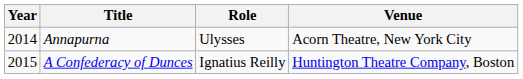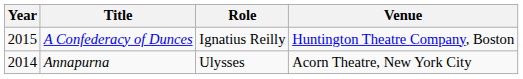rows swapped: (76, 39) <-> (118, 62)
